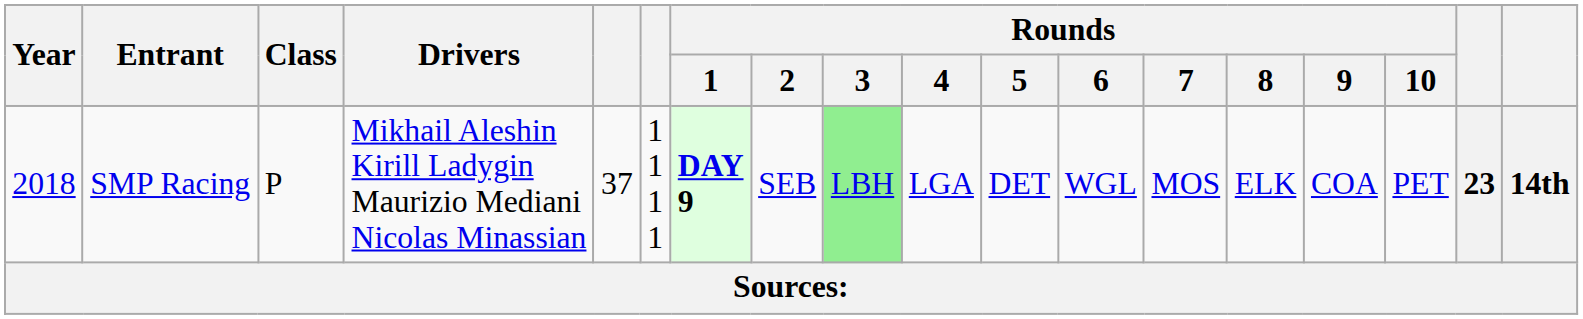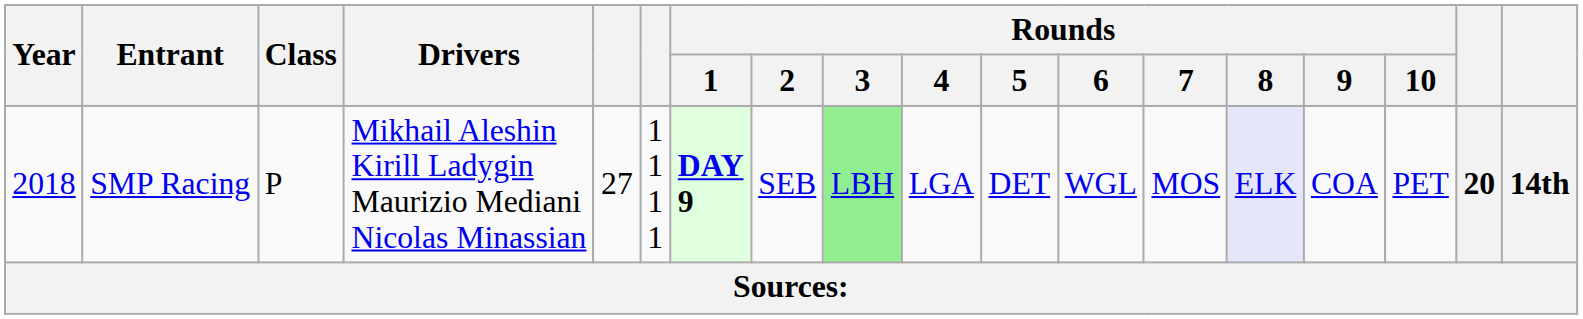(617, 183) 37 -> (617, 183) 27
(1266, 183) no background -> (1266, 183) lavender background
(1479, 183) 23 -> (1479, 183) 20
